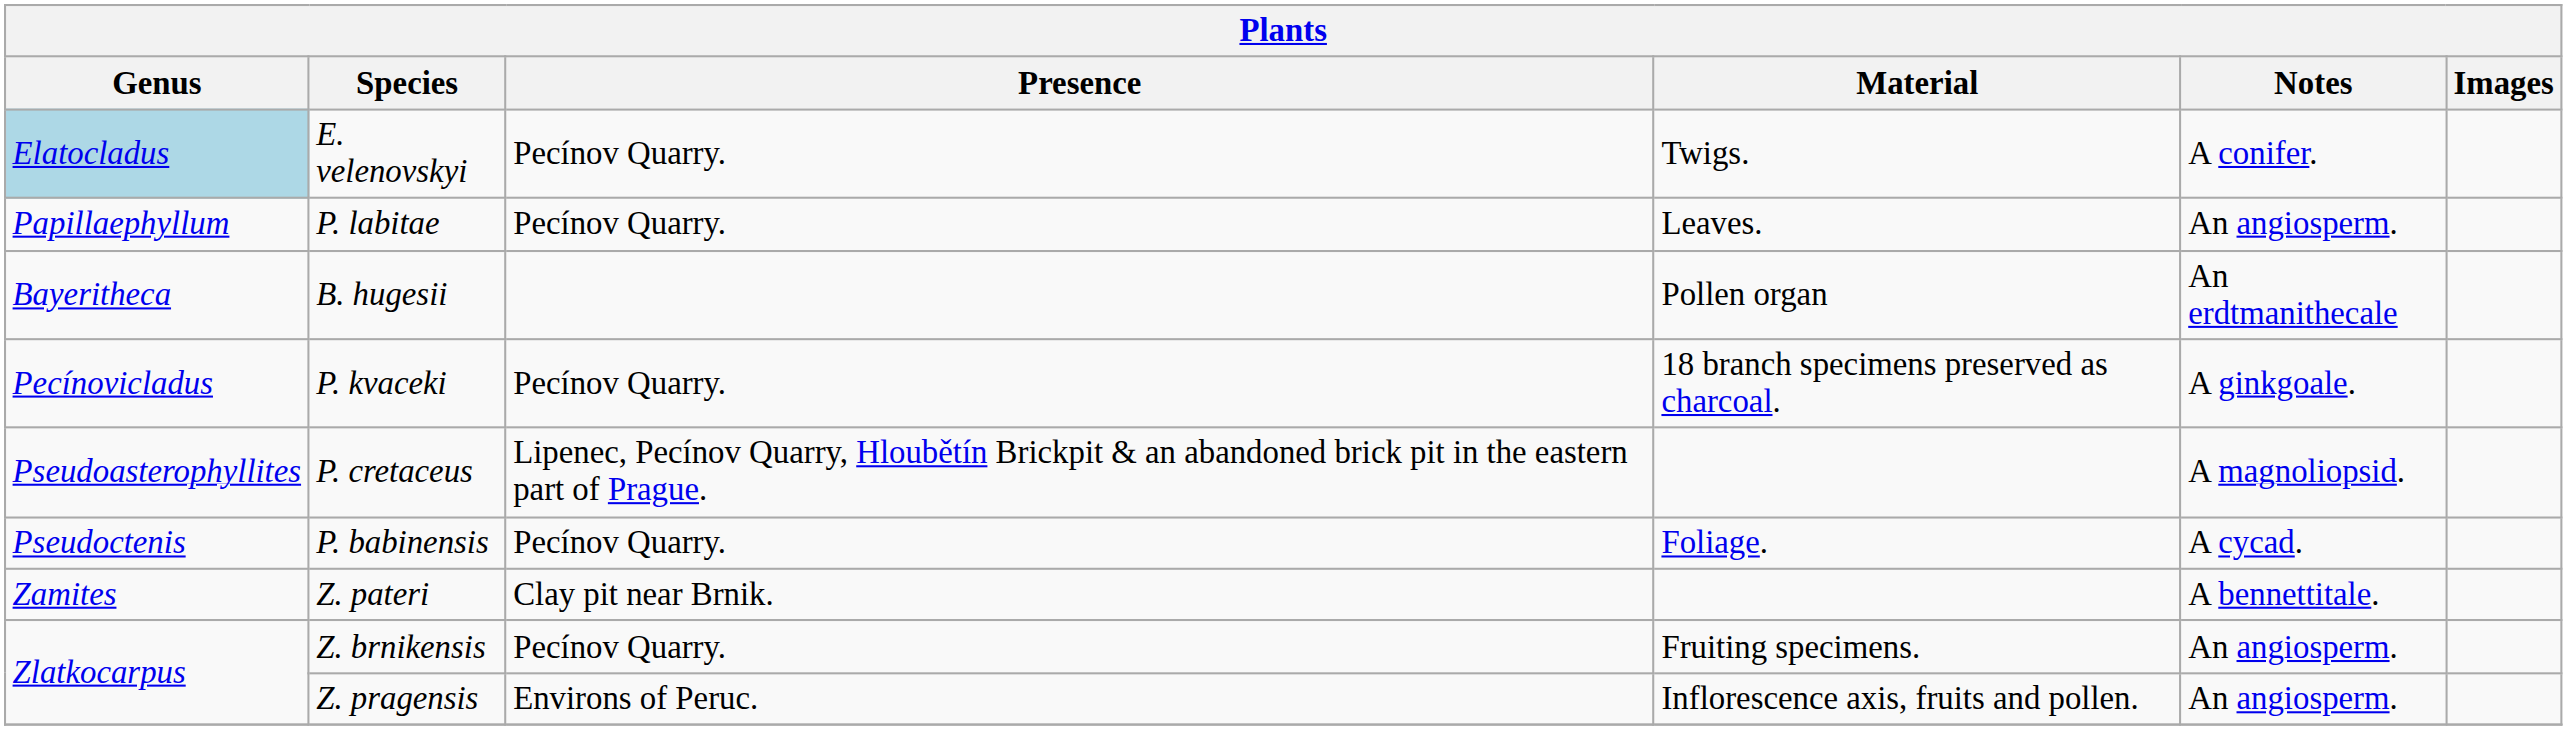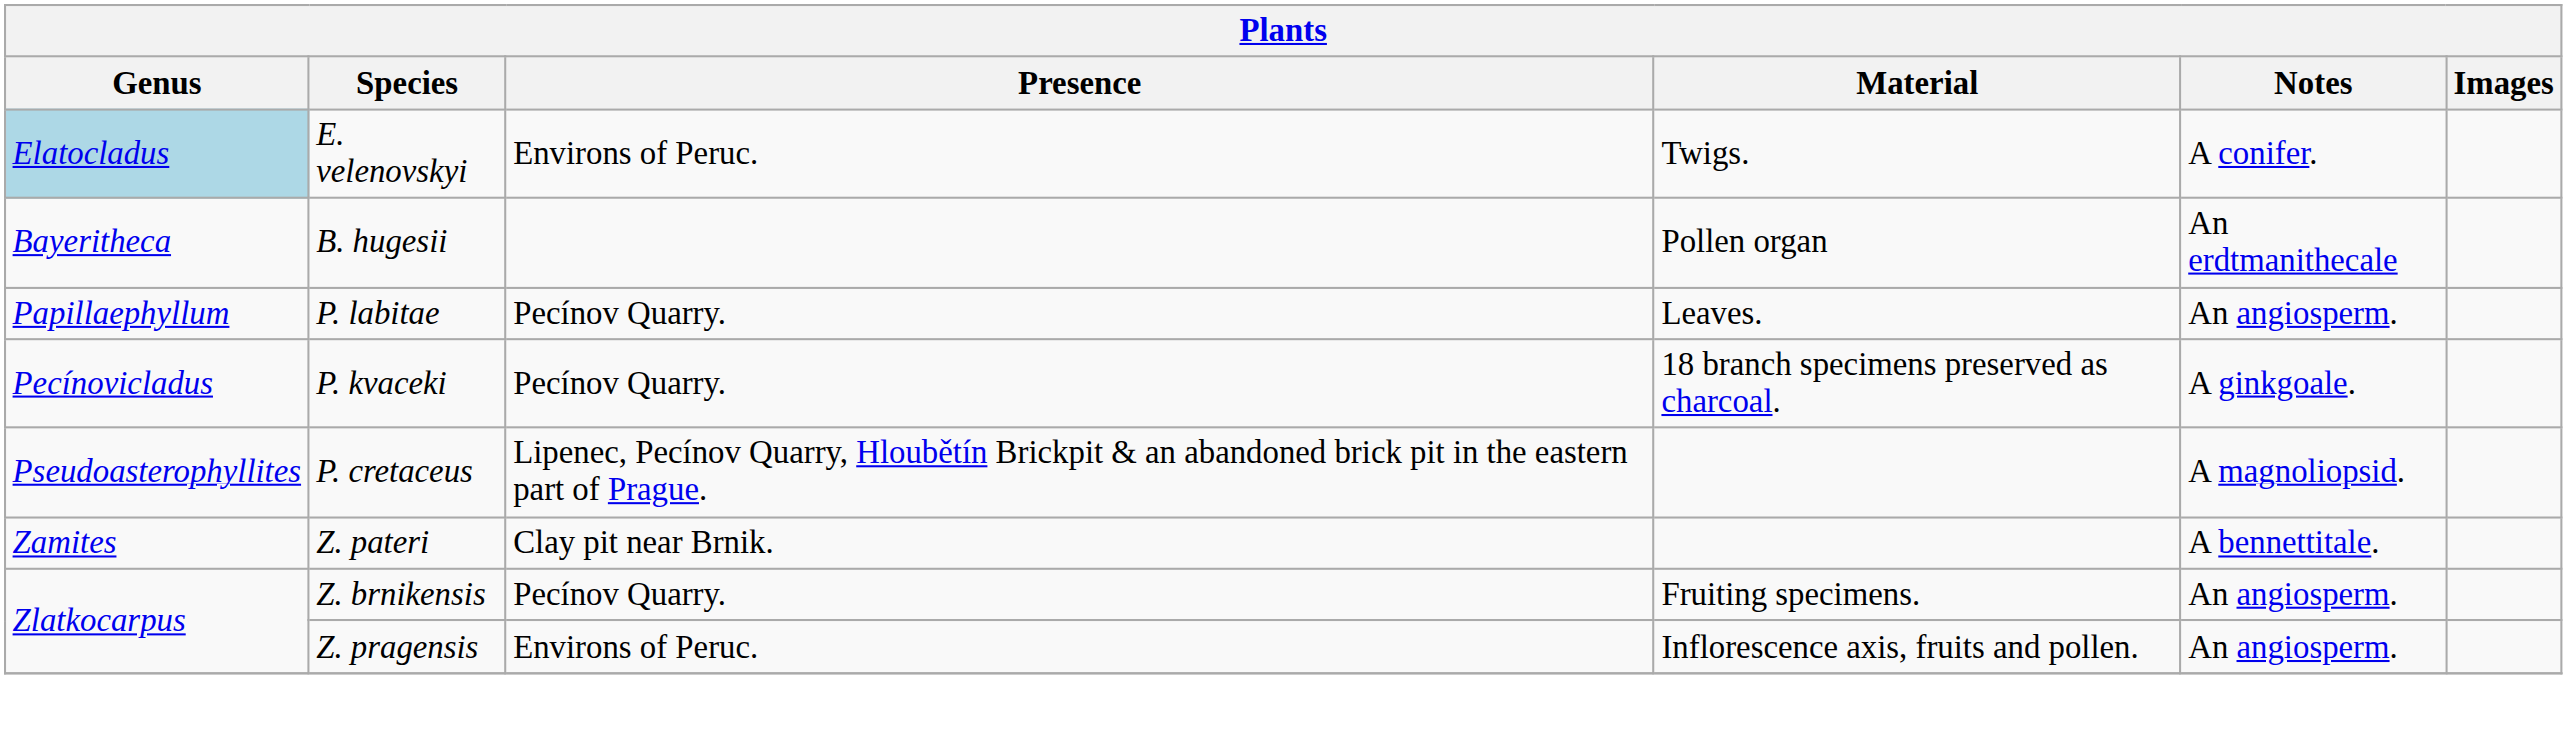(620, 152) Pecínov Quarry. -> (636, 152) Environs of Peruc.
rows swapped: (382, 293) <-> (378, 223)
- row: (402, 542)
